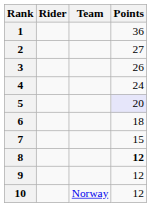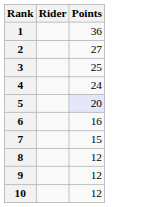- column: (90, 13)
(138, 67) 26 -> (96, 67) 25
(138, 121) 18 -> (96, 121) 16
(138, 157) bold -> (96, 157) normal
